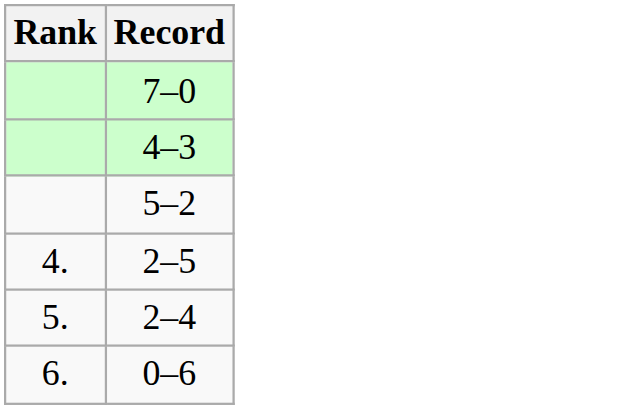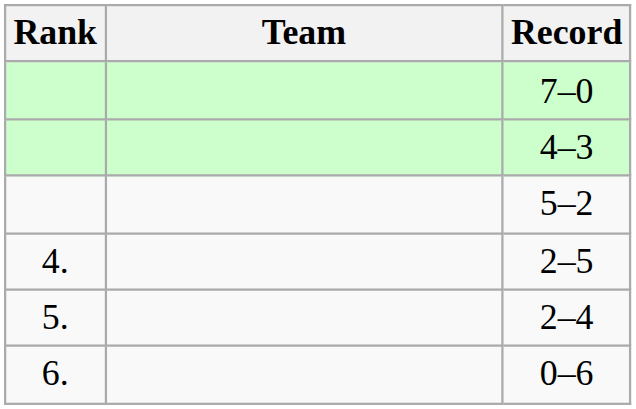+ column: (304, 32)
